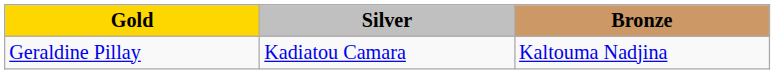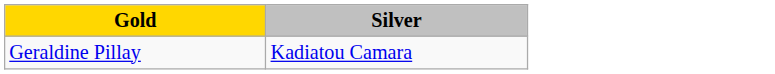- column: (642, 20)
